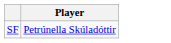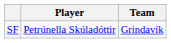+ column: (142, 12)
